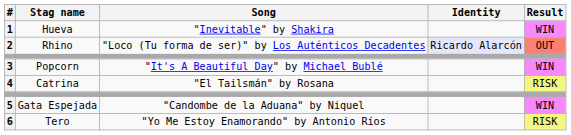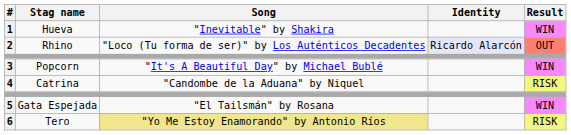(264, 84) "El Tailsmán" by Rosana -> (264, 84) "Candombe de la Aduana" by Niquel
(264, 105) "Candombe de la Aduana" by Niquel -> (264, 105) "El Tailsmán" by Rosana
(264, 121) no background -> (264, 121) khaki background
